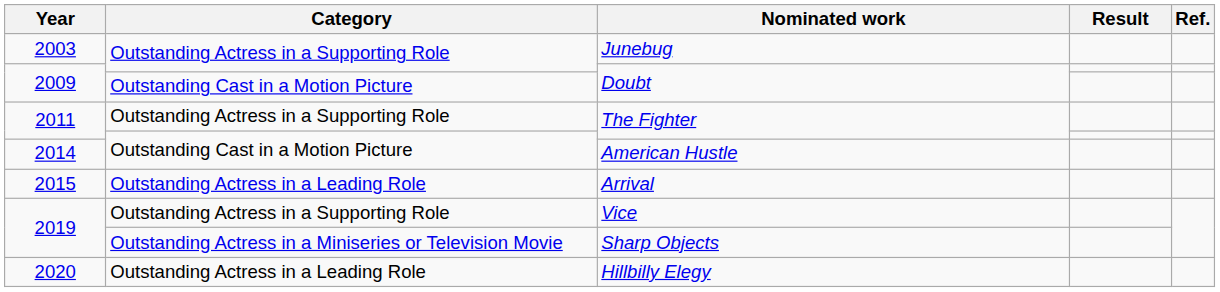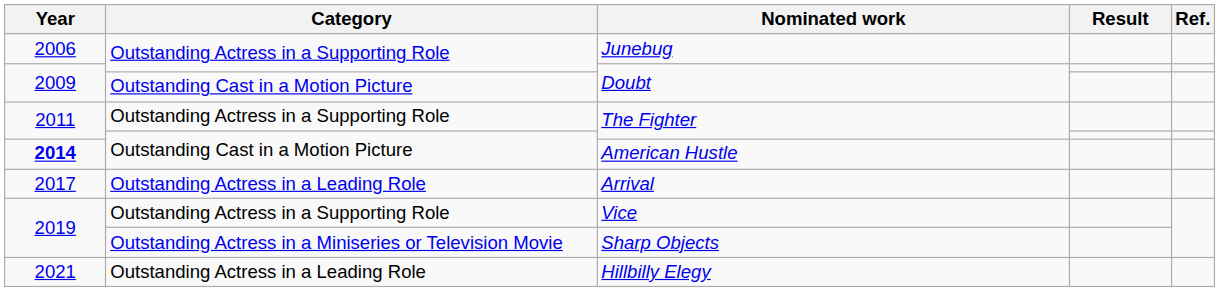(55, 48) 2003 -> (55, 48) 2006
(55, 154) normal -> (55, 154) bold
(55, 183) 2015 -> (55, 183) 2017
(55, 271) 2020 -> (55, 271) 2021
